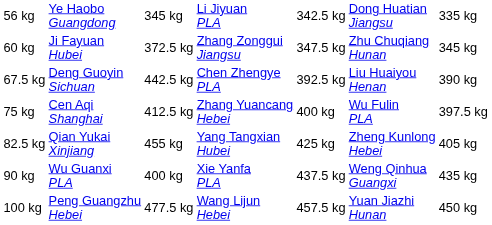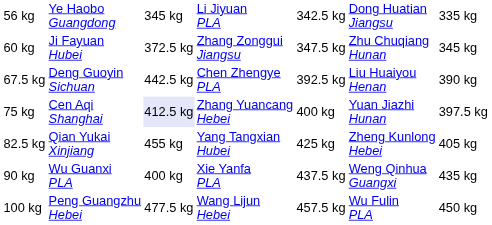(169, 111) no background -> (169, 111) lavender background
(374, 111) Wu Fulin PLA -> (381, 111) Yuan Jiazhi Hunan
(381, 207) Yuan Jiazhi Hunan -> (374, 207) Wu Fulin PLA
